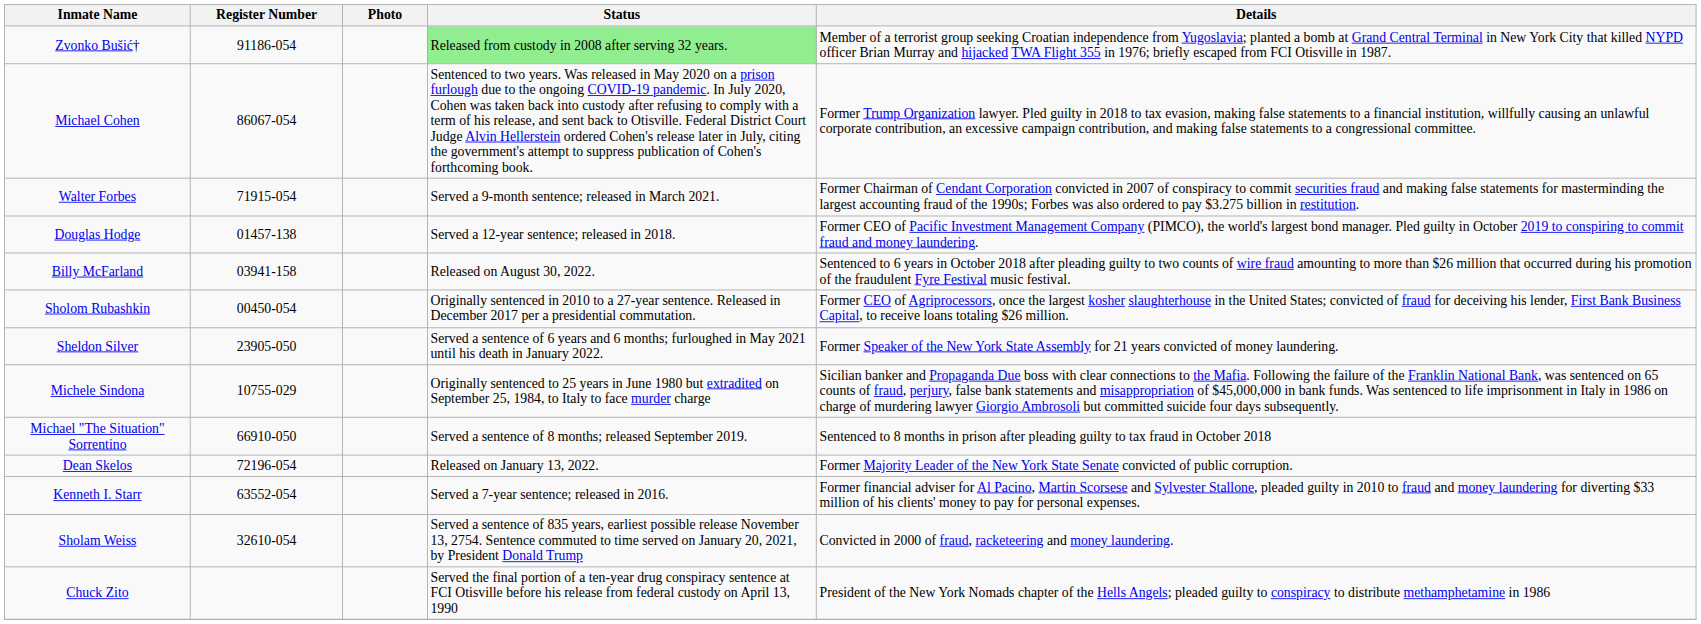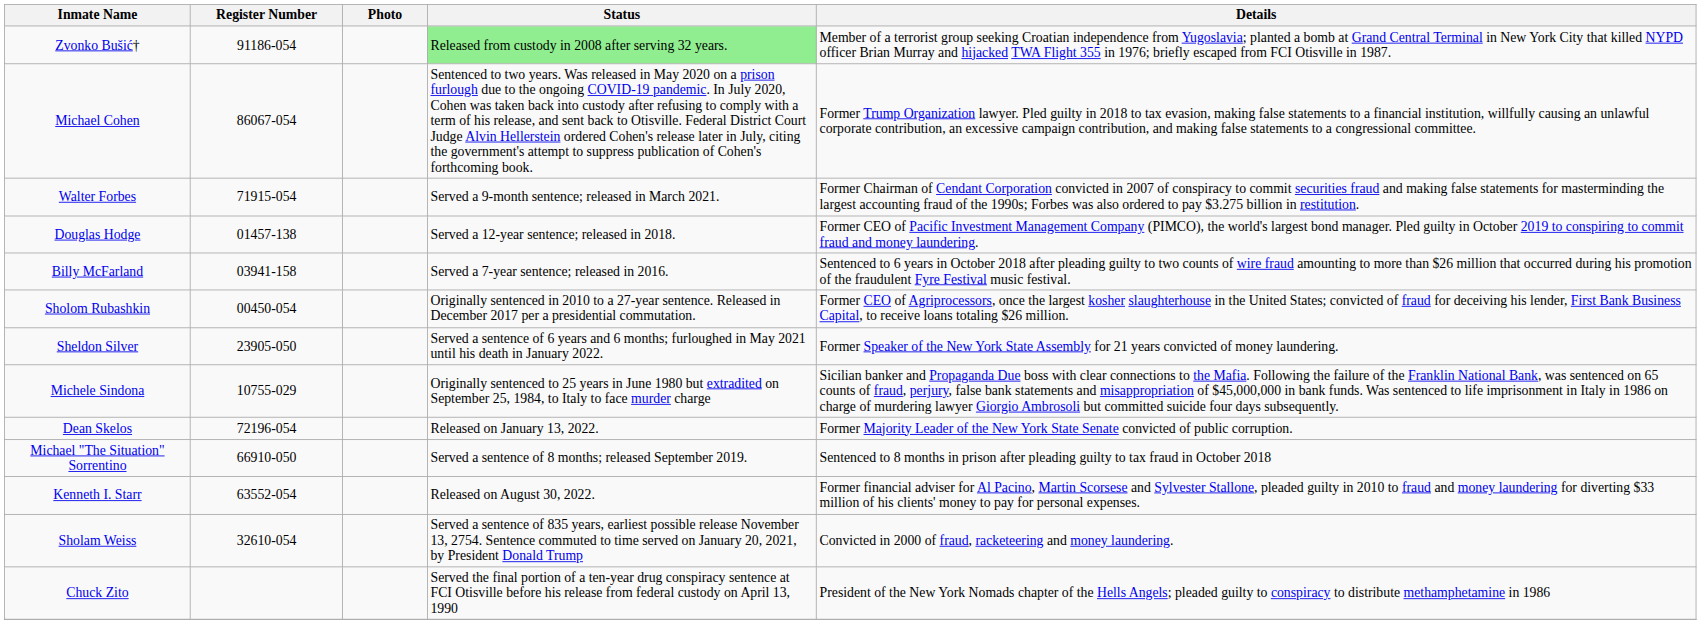(513, 271) Released on August 30, 2022. -> (549, 271) Served a 7-year sentence; released in 2016.
rows swapped: (97, 465) <-> (97, 436)
(549, 495) Served a 7-year sentence; released in 2016. -> (513, 495) Released on August 30, 2022.
